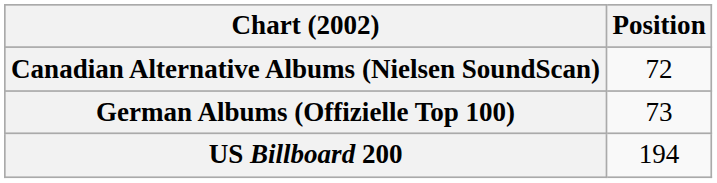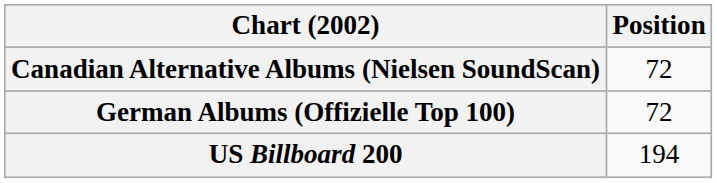(659, 111) 73 -> (659, 111) 72
